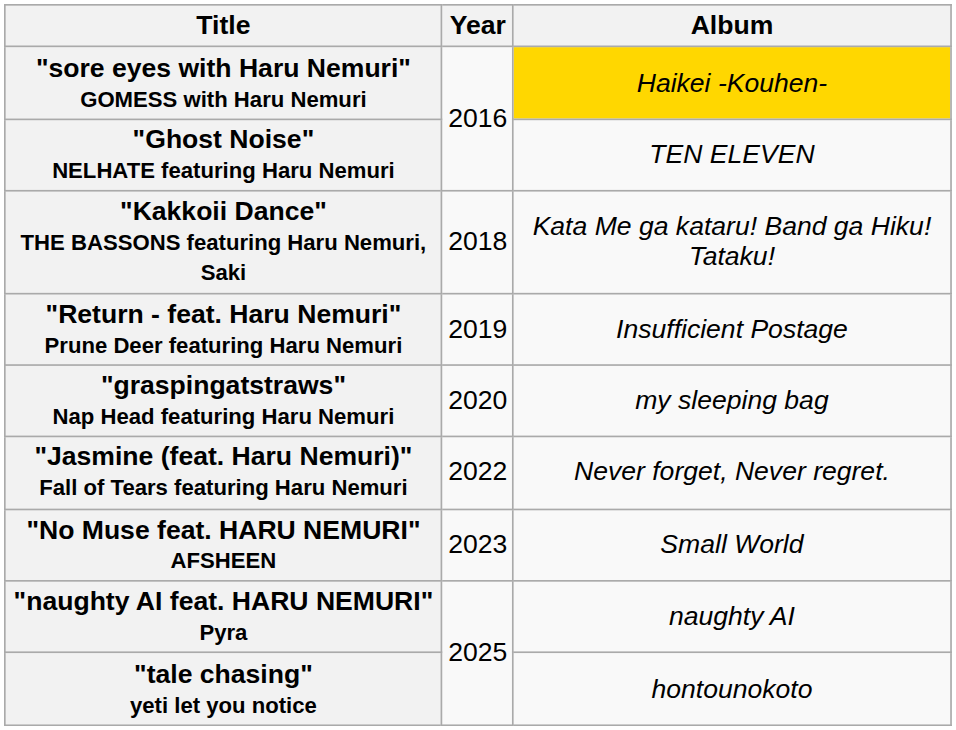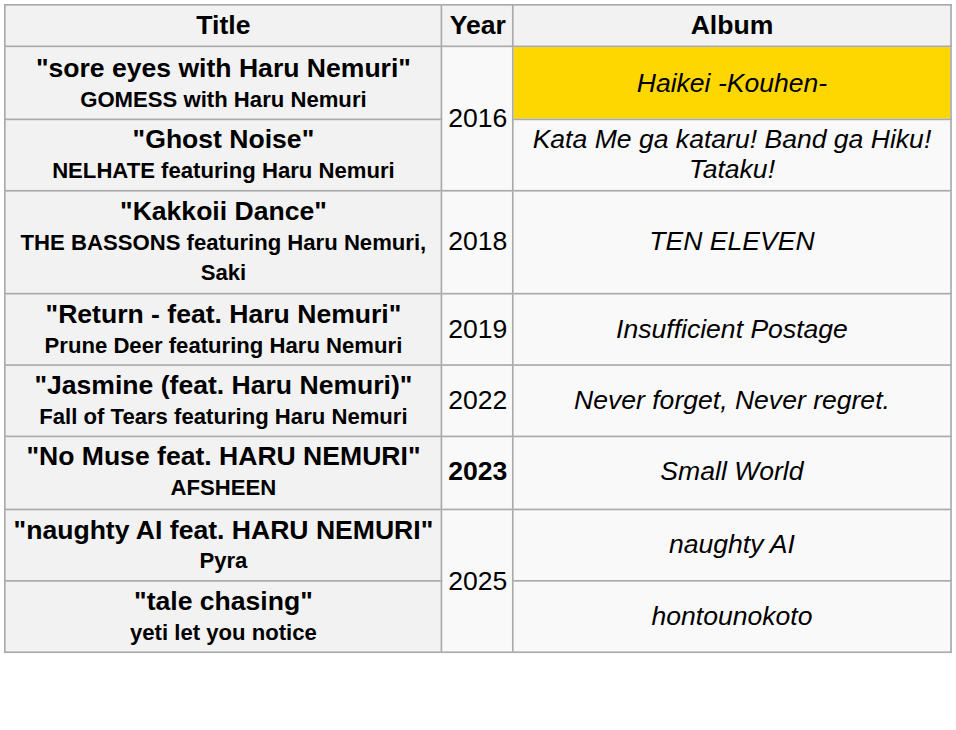(732, 154) TEN ELEVEN -> (732, 154) Kata Me ga kataru! Band ga Hiku! Tataku!
(732, 241) Kata Me ga kataru! Band ga Hiku! Tataku! -> (732, 241) TEN ELEVEN
- row: (223, 400)
(478, 544) normal -> (478, 472) bold
